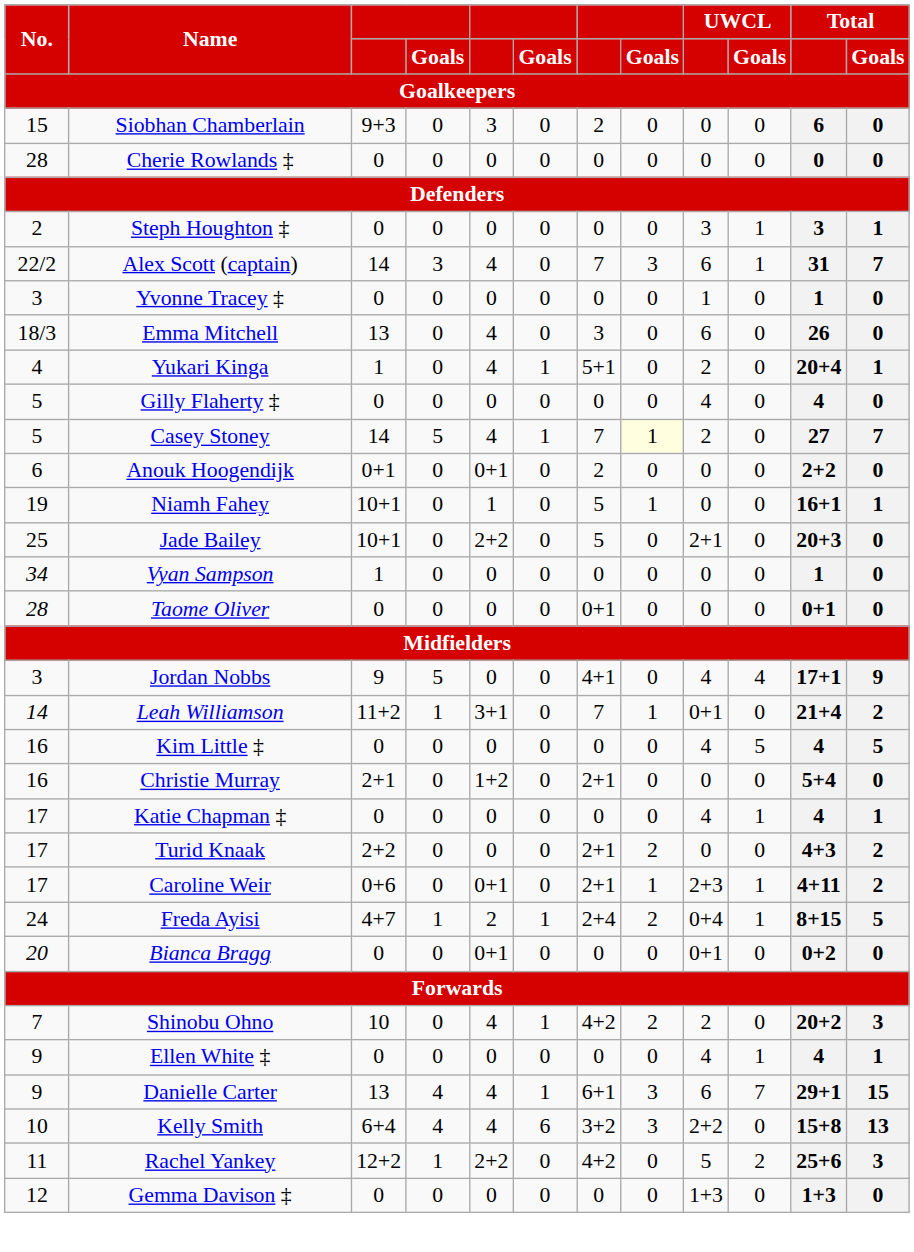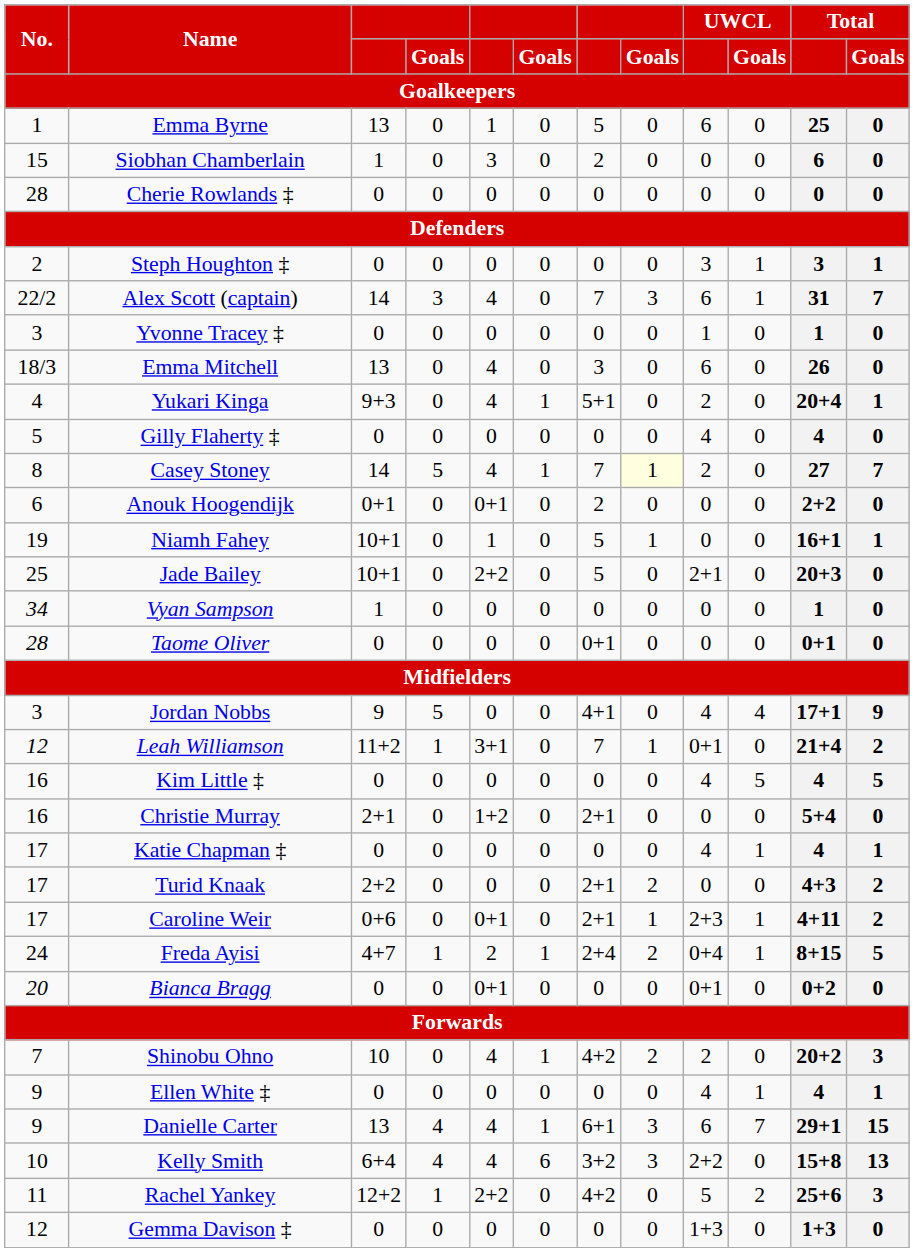+ row: (210, 125)
(379, 125) 9+3 -> (379, 159) 1
(379, 366) 1 -> (379, 401) 9+3
(37, 435) 5 -> (37, 470) 8
(37, 711) 14 -> (37, 746) 12
